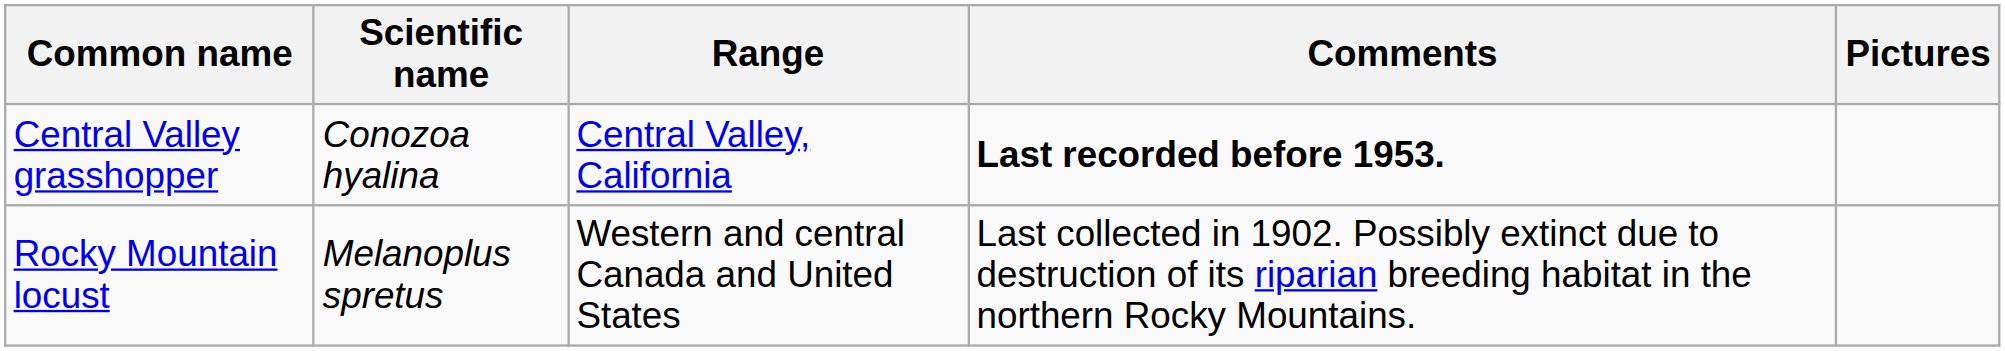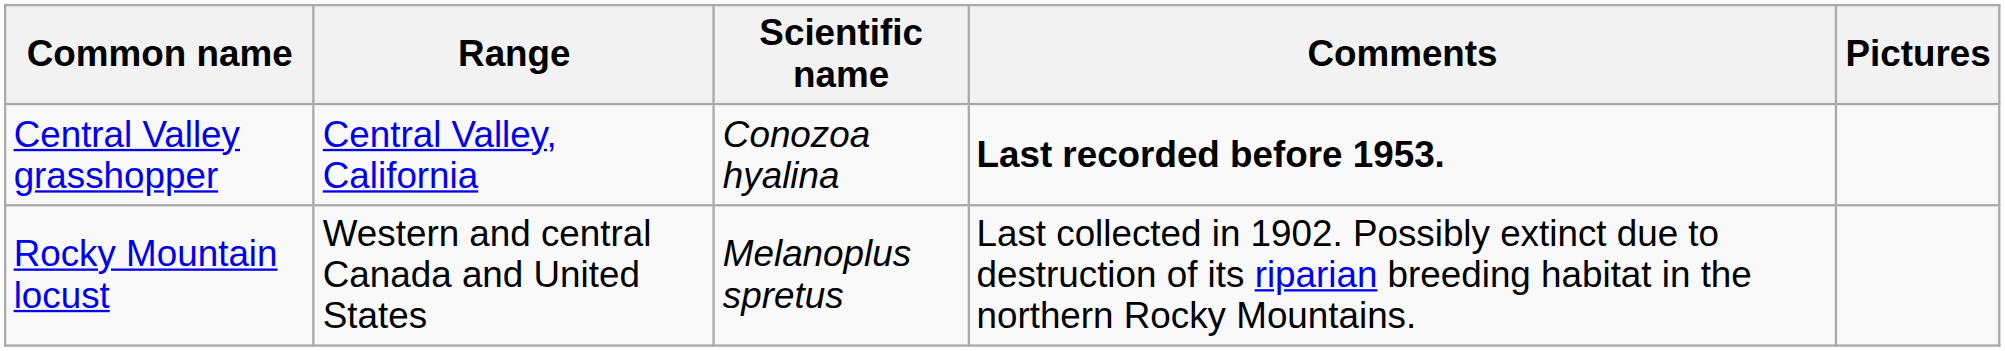columns swapped: (441, 54) <-> (768, 54)
